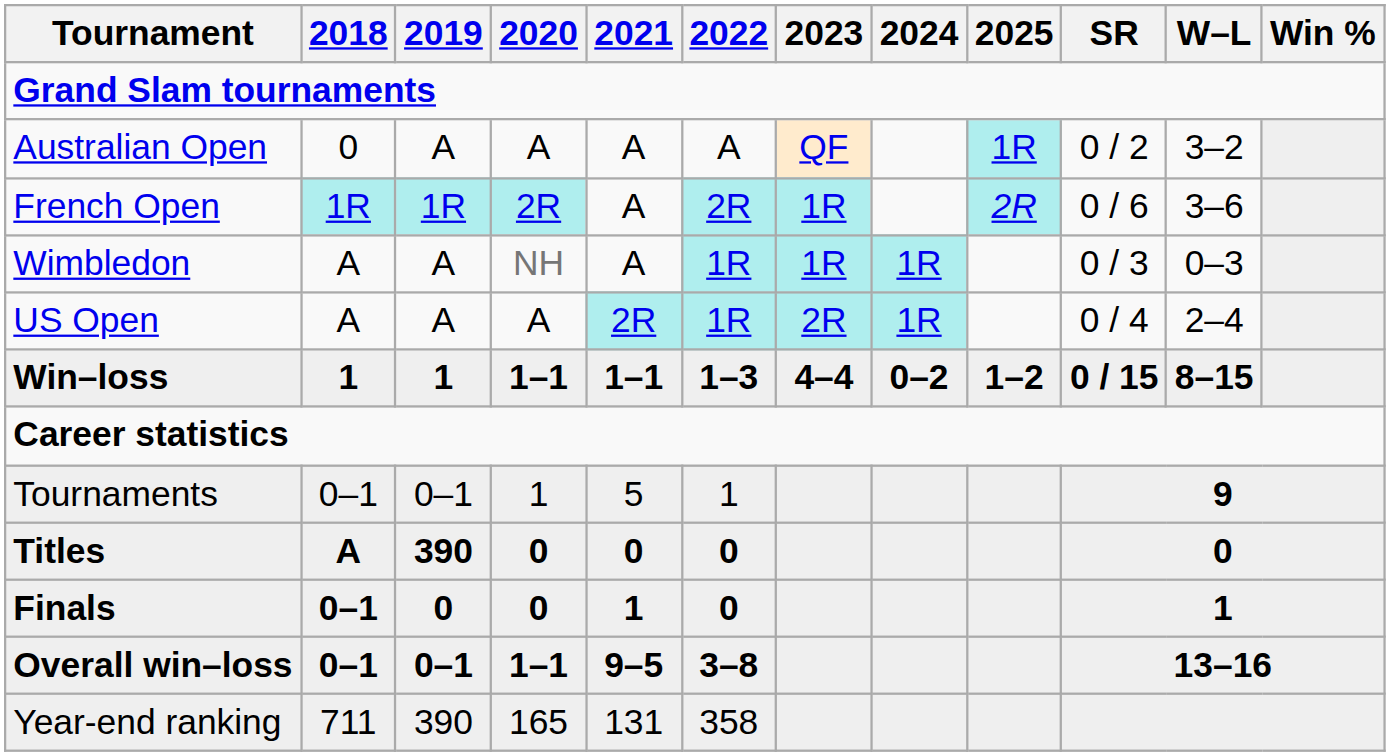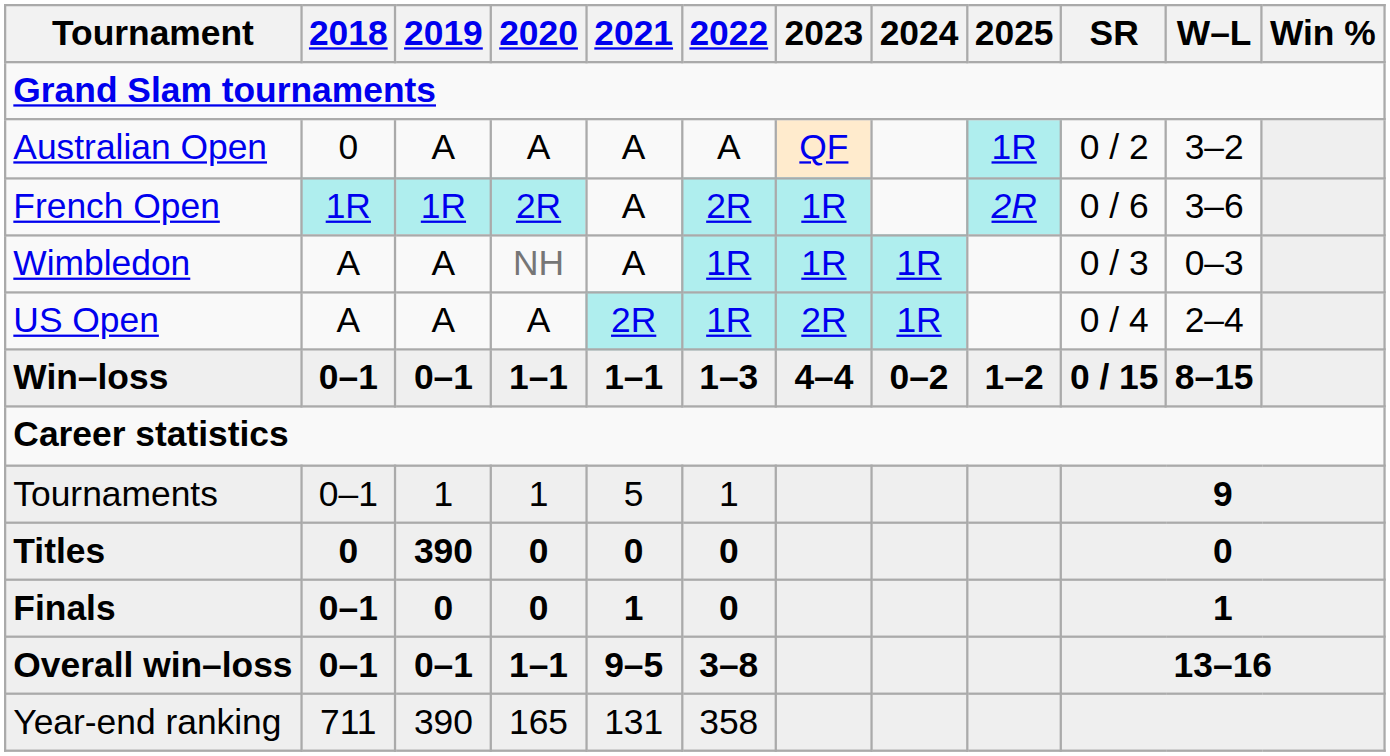(348, 377) 1 -> (348, 377) 0–1
(443, 377) 1 -> (443, 377) 0–1
(443, 492) 0–1 -> (443, 492) 1
(348, 549) A -> (348, 549) 0
